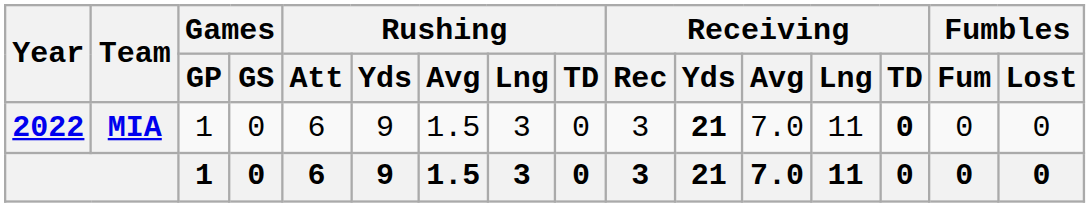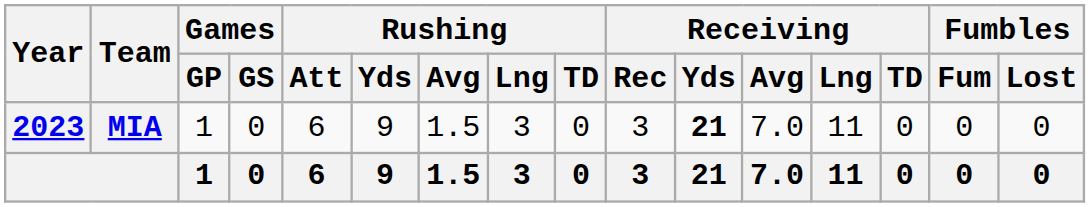(48, 128) 2022 -> (48, 128) 2023
(905, 128) bold -> (905, 128) normal
